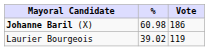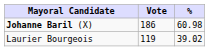columns swapped: (186, 11) <-> (153, 11)
